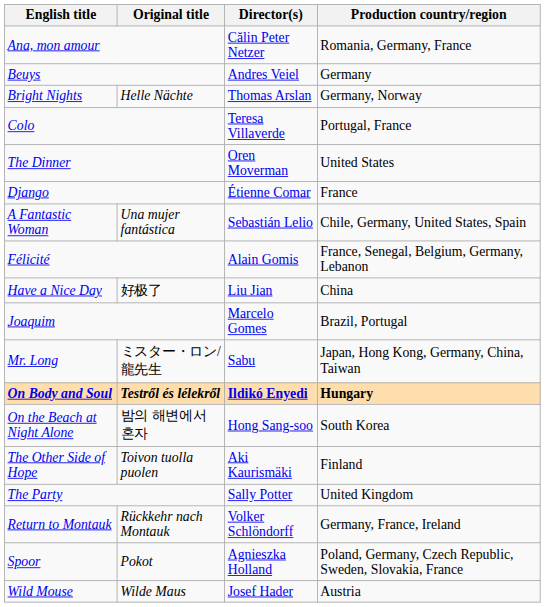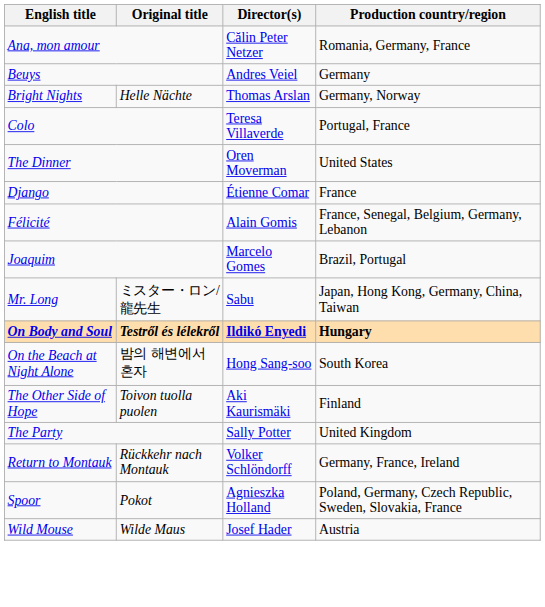- row: (39, 222)
- row: (55, 290)
